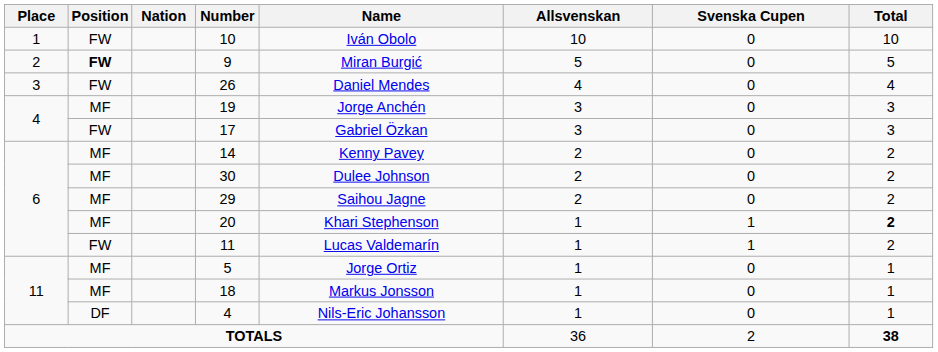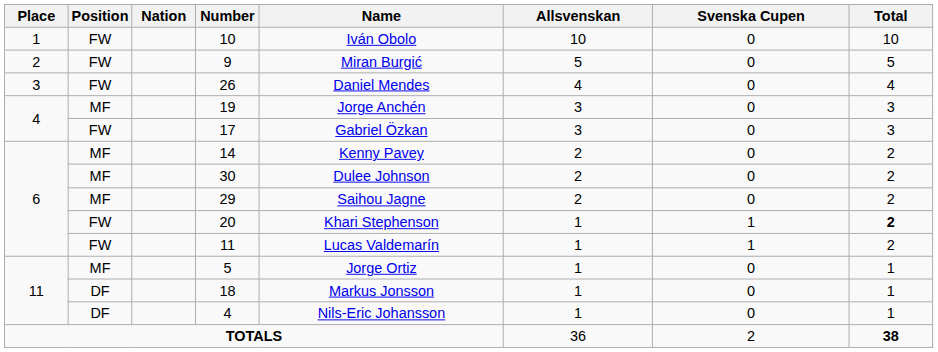(100, 62) bold -> (100, 62) normal
(100, 222) MF -> (100, 222) FW
(100, 290) MF -> (100, 290) DF
